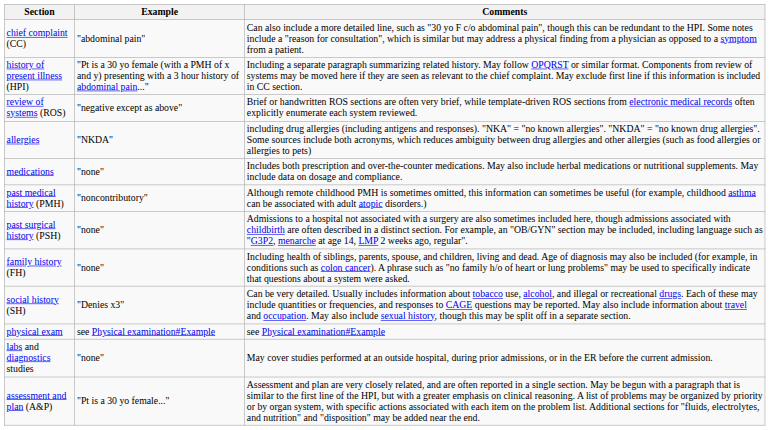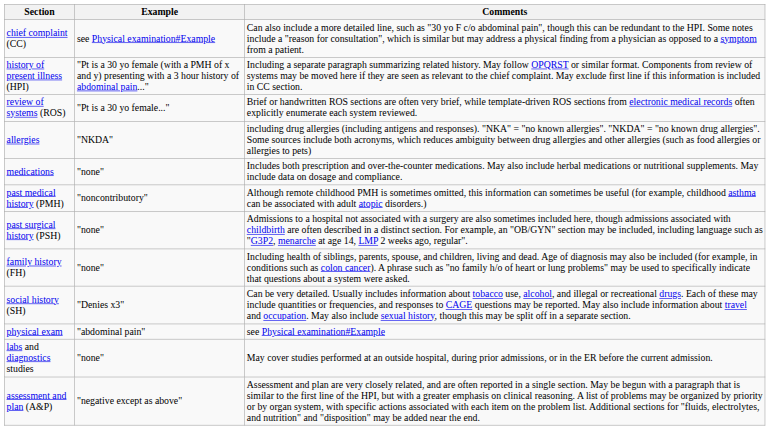(111, 38) "abdominal pain" -> (146, 38) see Physical examination#Example
(130, 108) "negative except as above" -> (123, 108) "Pt is a 30 yo female..."
(146, 331) see Physical examination#Example -> (111, 331) "abdominal pain"
(123, 401) "Pt is a 30 yo female..." -> (130, 401) "negative except as above"
